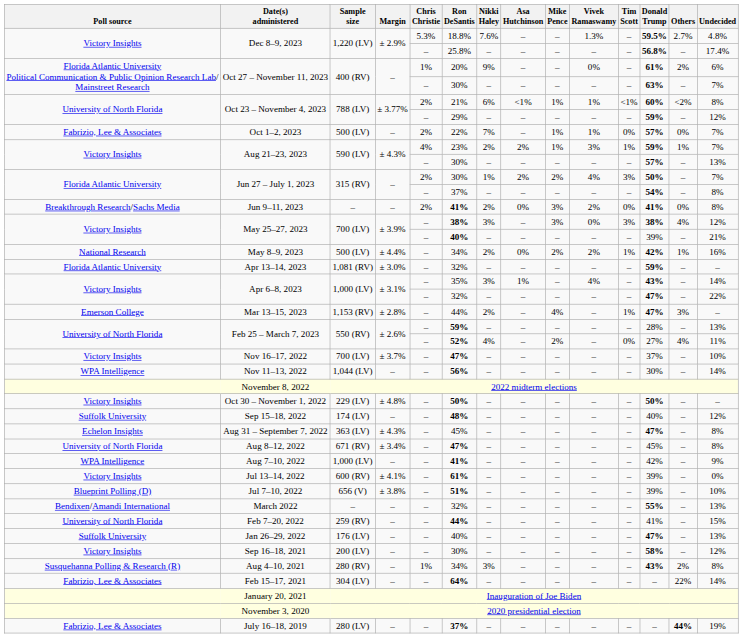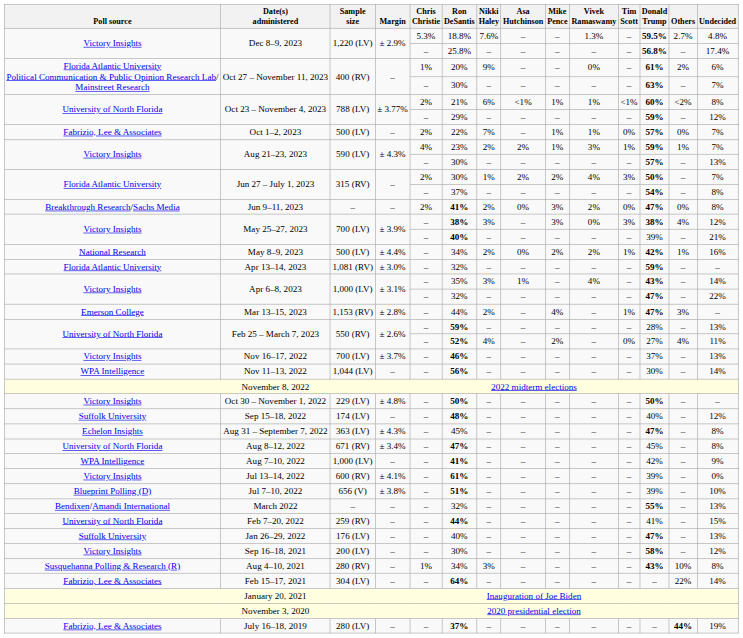(654, 207) 41% -> (654, 207) 47%
(459, 357) 47% -> (459, 357) 46%
(718, 357) 10% -> (718, 357) 13%
(683, 566) 2% -> (683, 566) 10%
